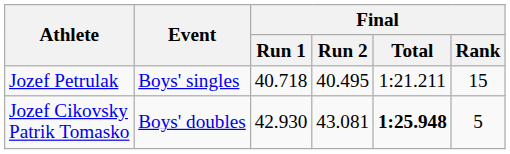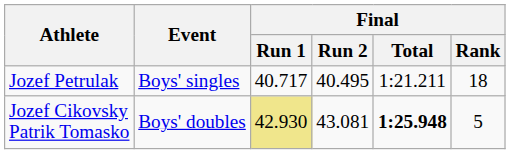(281, 80) 40.718 -> (281, 80) 40.717
(478, 80) 15 -> (478, 80) 18
(281, 121) no background -> (281, 121) khaki background
